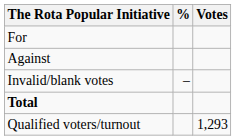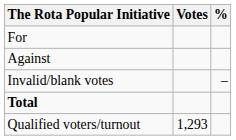columns swapped: (212, 15) <-> (183, 15)
